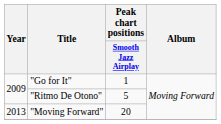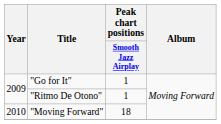(126, 96) 5 -> (126, 96) 1
(16, 111) 2013 -> (16, 111) 2010
(126, 111) 20 -> (126, 111) 18
